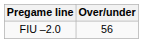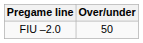(107, 30) 56 -> (107, 30) 50
